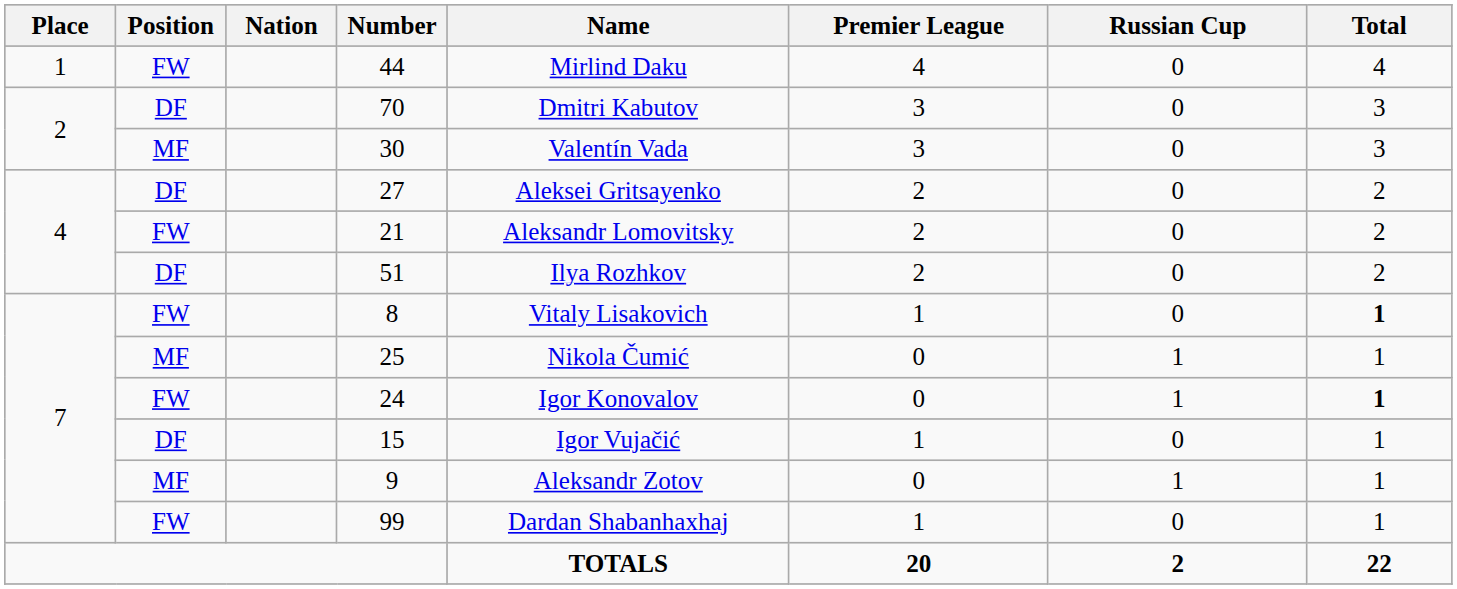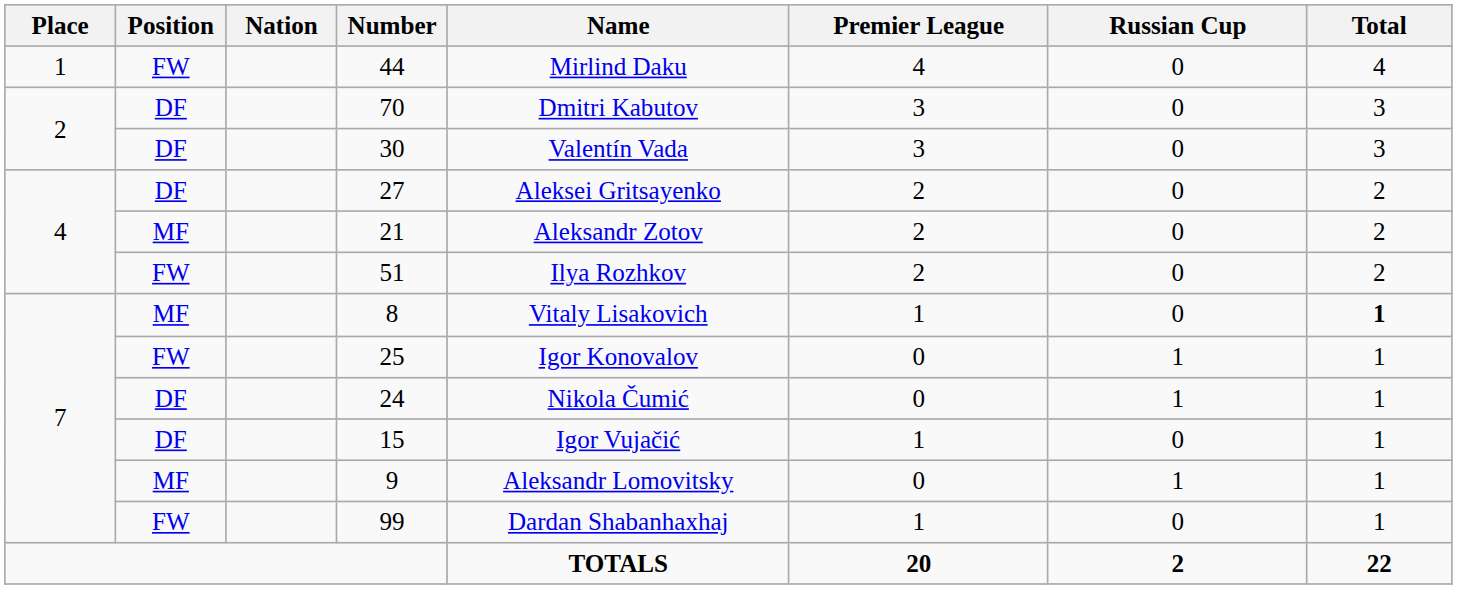(171, 149) MF -> (171, 149) DF
(171, 232) FW -> (171, 232) MF
(618, 232) Aleksandr Lomovitsky -> (618, 232) Aleksandr Zotov
(171, 273) DF -> (171, 273) FW
(171, 314) FW -> (171, 314) MF
(171, 356) MF -> (171, 356) FW
(618, 356) Nikola Čumić -> (618, 356) Igor Konovalov
(171, 397) FW -> (171, 397) DF
(618, 397) Igor Konovalov -> (618, 397) Nikola Čumić
(1379, 397) bold -> (1379, 397) normal
(618, 480) Aleksandr Zotov -> (618, 480) Aleksandr Lomovitsky
